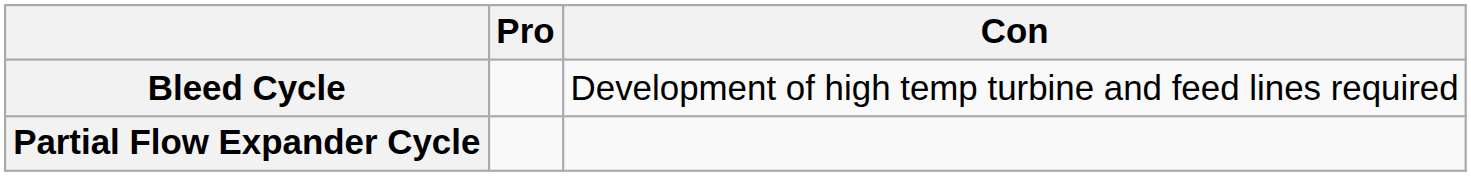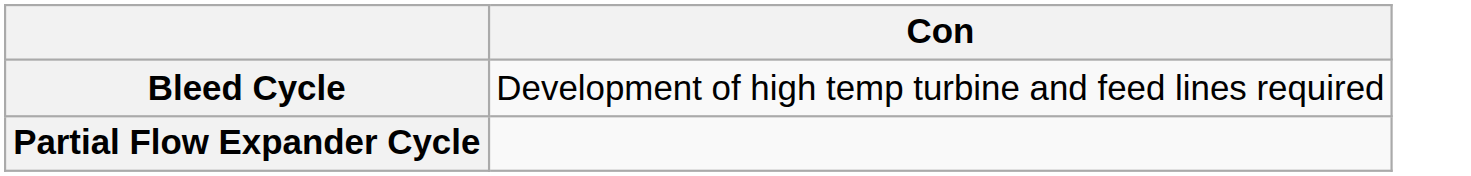- column: (525, 32)
